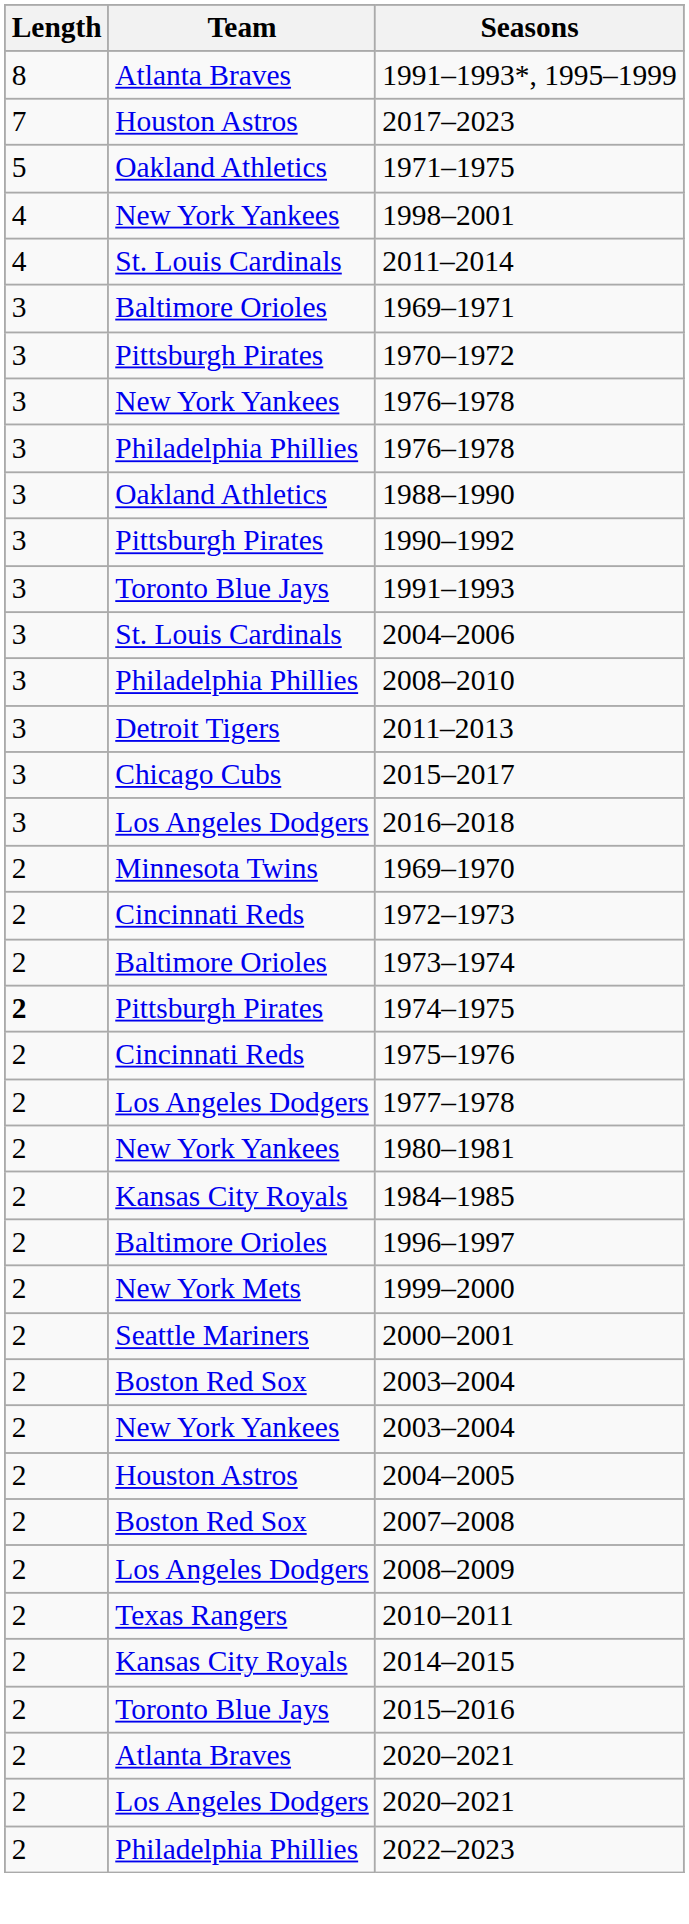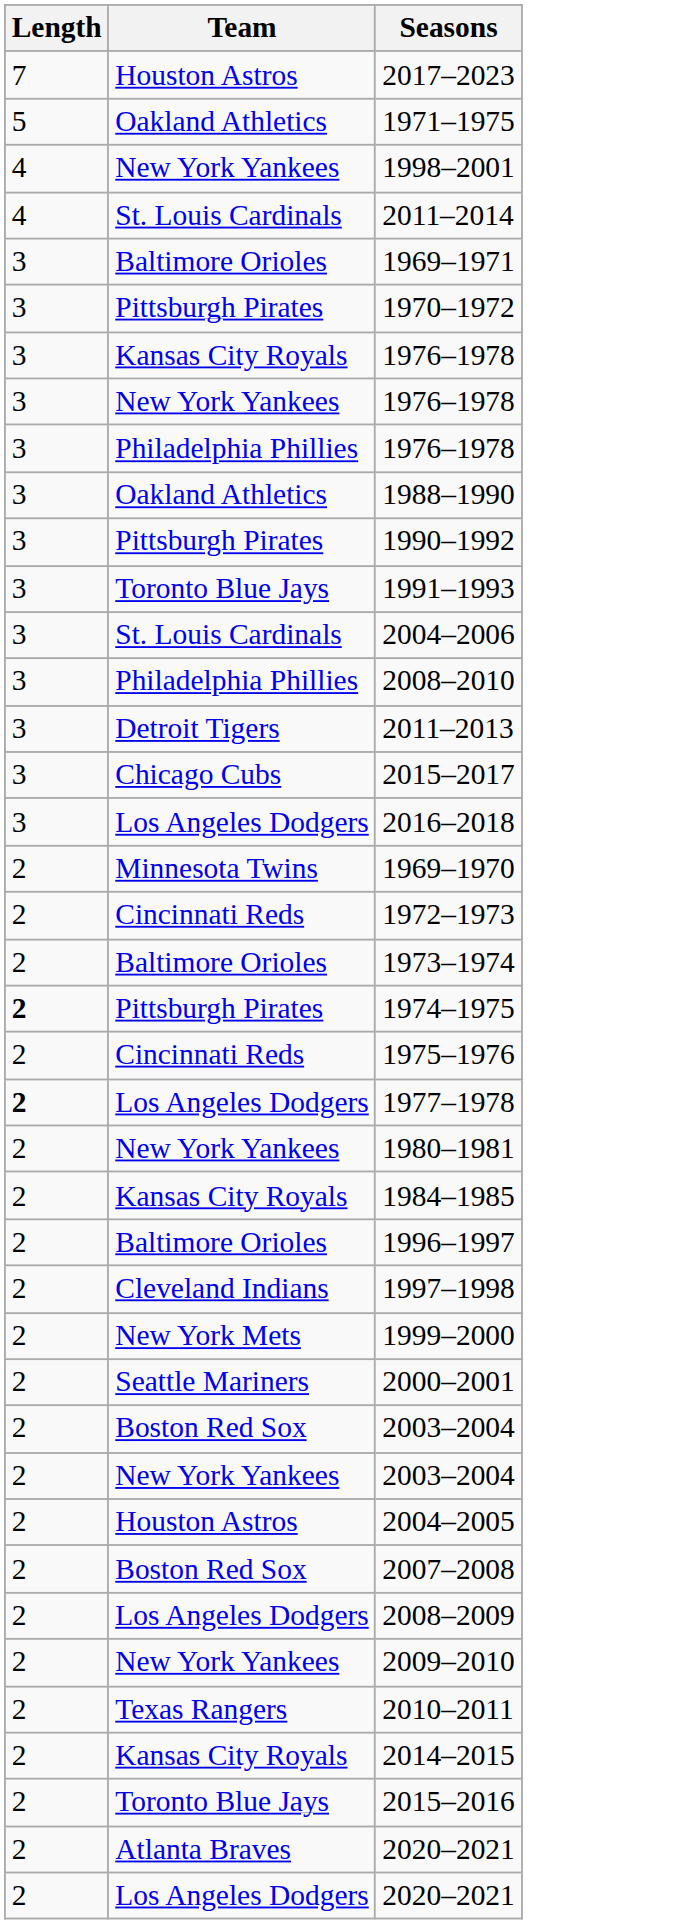- row: (203, 74)
+ row: (231, 354)
(19, 1101) normal -> (19, 1101) bold
+ row: (222, 1288)
+ row: (227, 1661)
- row: (237, 1848)
